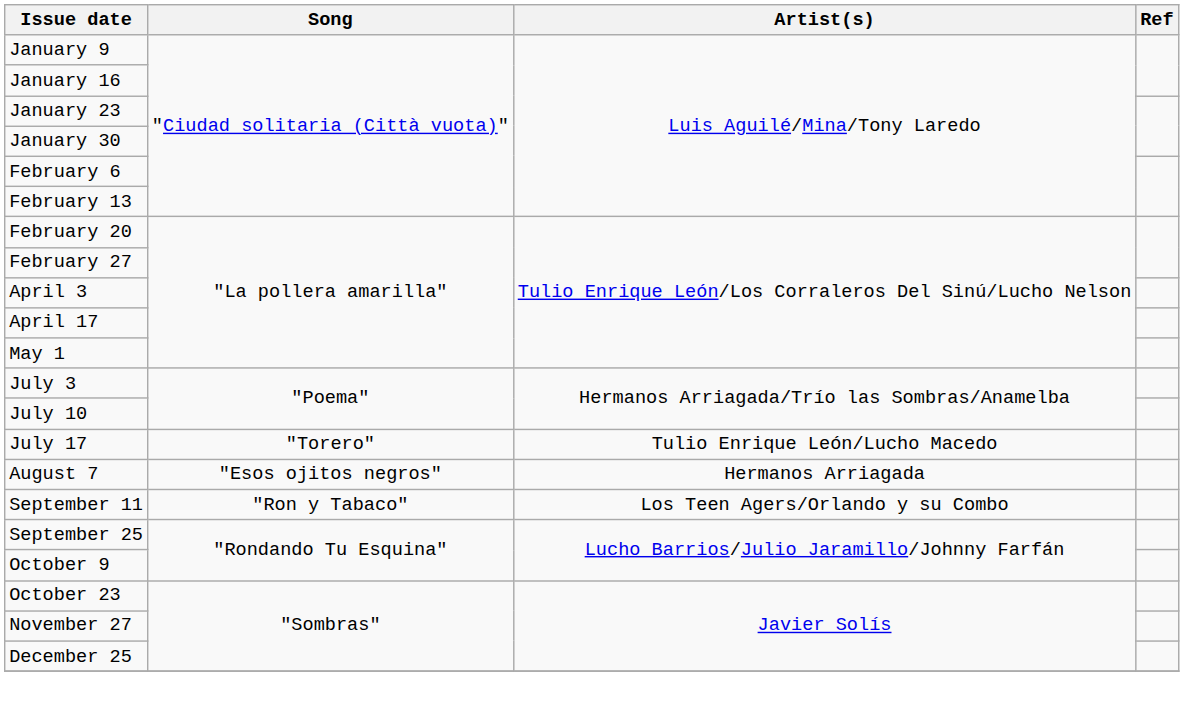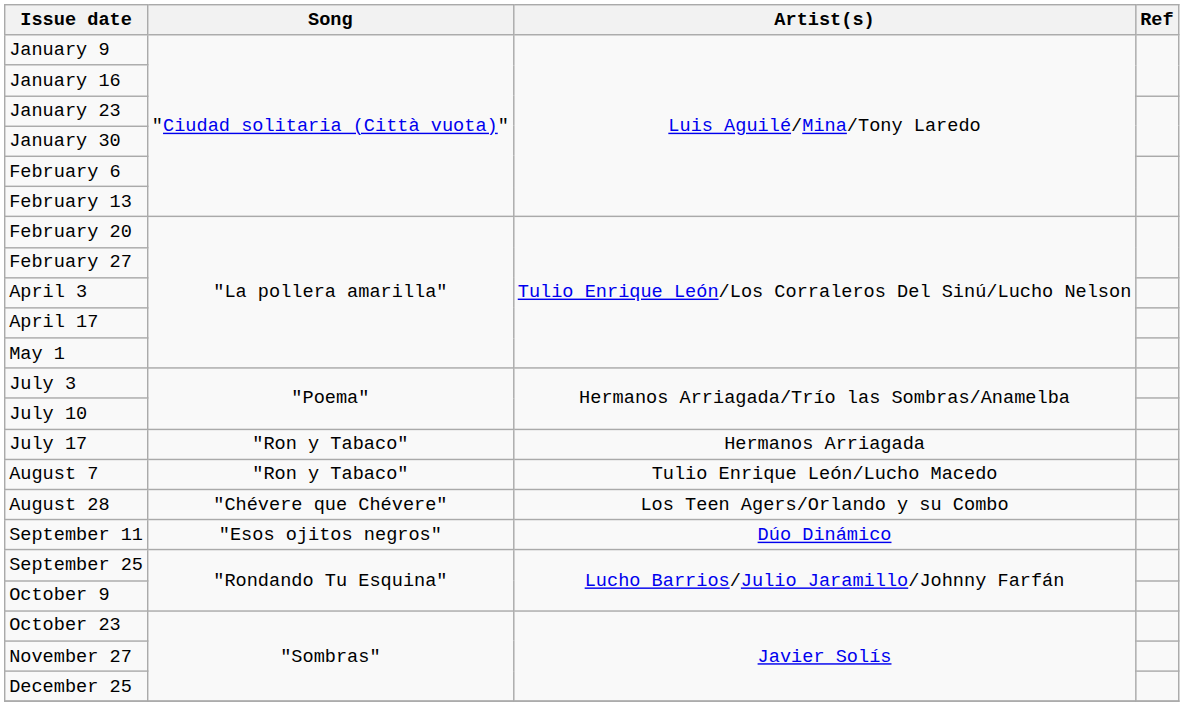(330, 444) "Torero" -> (330, 444) "Ron y Tabaco"
(825, 444) Tulio Enrique León/Lucho Macedo -> (825, 444) Hermanos Arriagada
(330, 474) "Esos ojitos negros" -> (330, 474) "Ron y Tabaco"
(825, 474) Hermanos Arriagada -> (825, 474) Tulio Enrique León/Lucho Macedo
+ row: (59, 505)
(330, 505) "Ron y Tabaco" -> (330, 535) "Esos ojitos negros"
(825, 505) Los Teen Agers/Orlando y su Combo -> (825, 535) Dúo Dinámico
